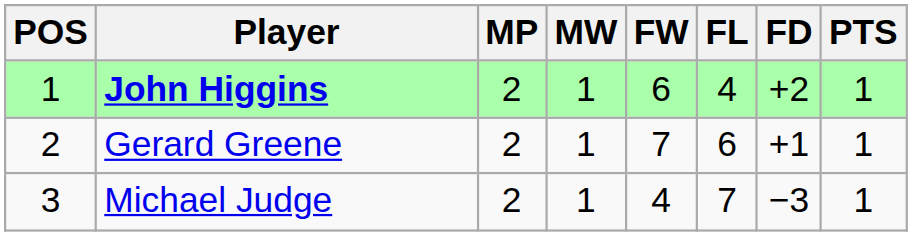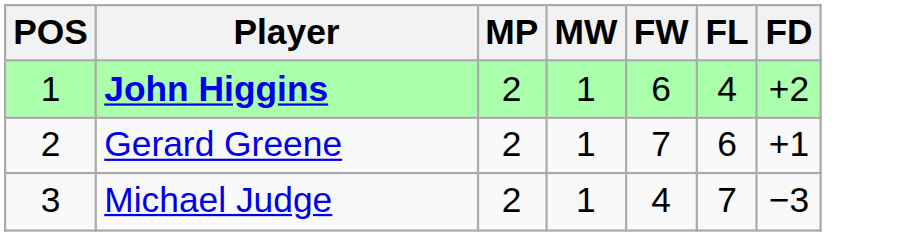- column: (863, 32)
